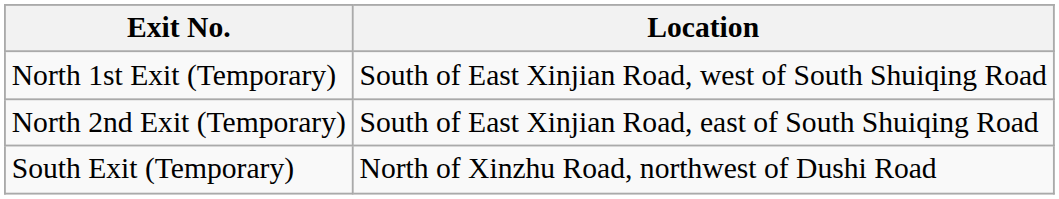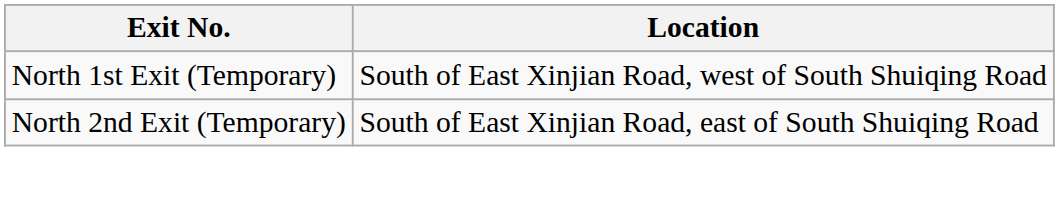- row: (153, 168)
